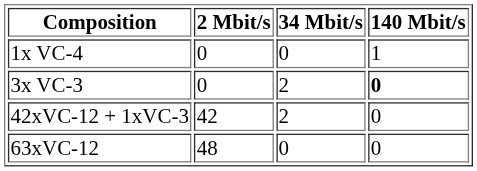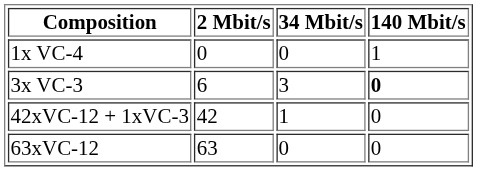(202, 85) 0 -> (202, 85) 6
(284, 85) 2 -> (284, 85) 3
(284, 116) 2 -> (284, 116) 1
(207, 147) 48 -> (207, 147) 63
